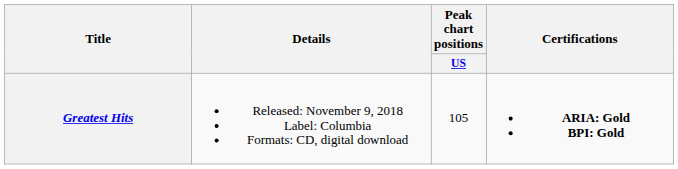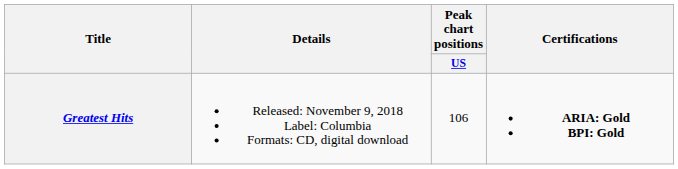(459, 118) 105 -> (459, 118) 106
